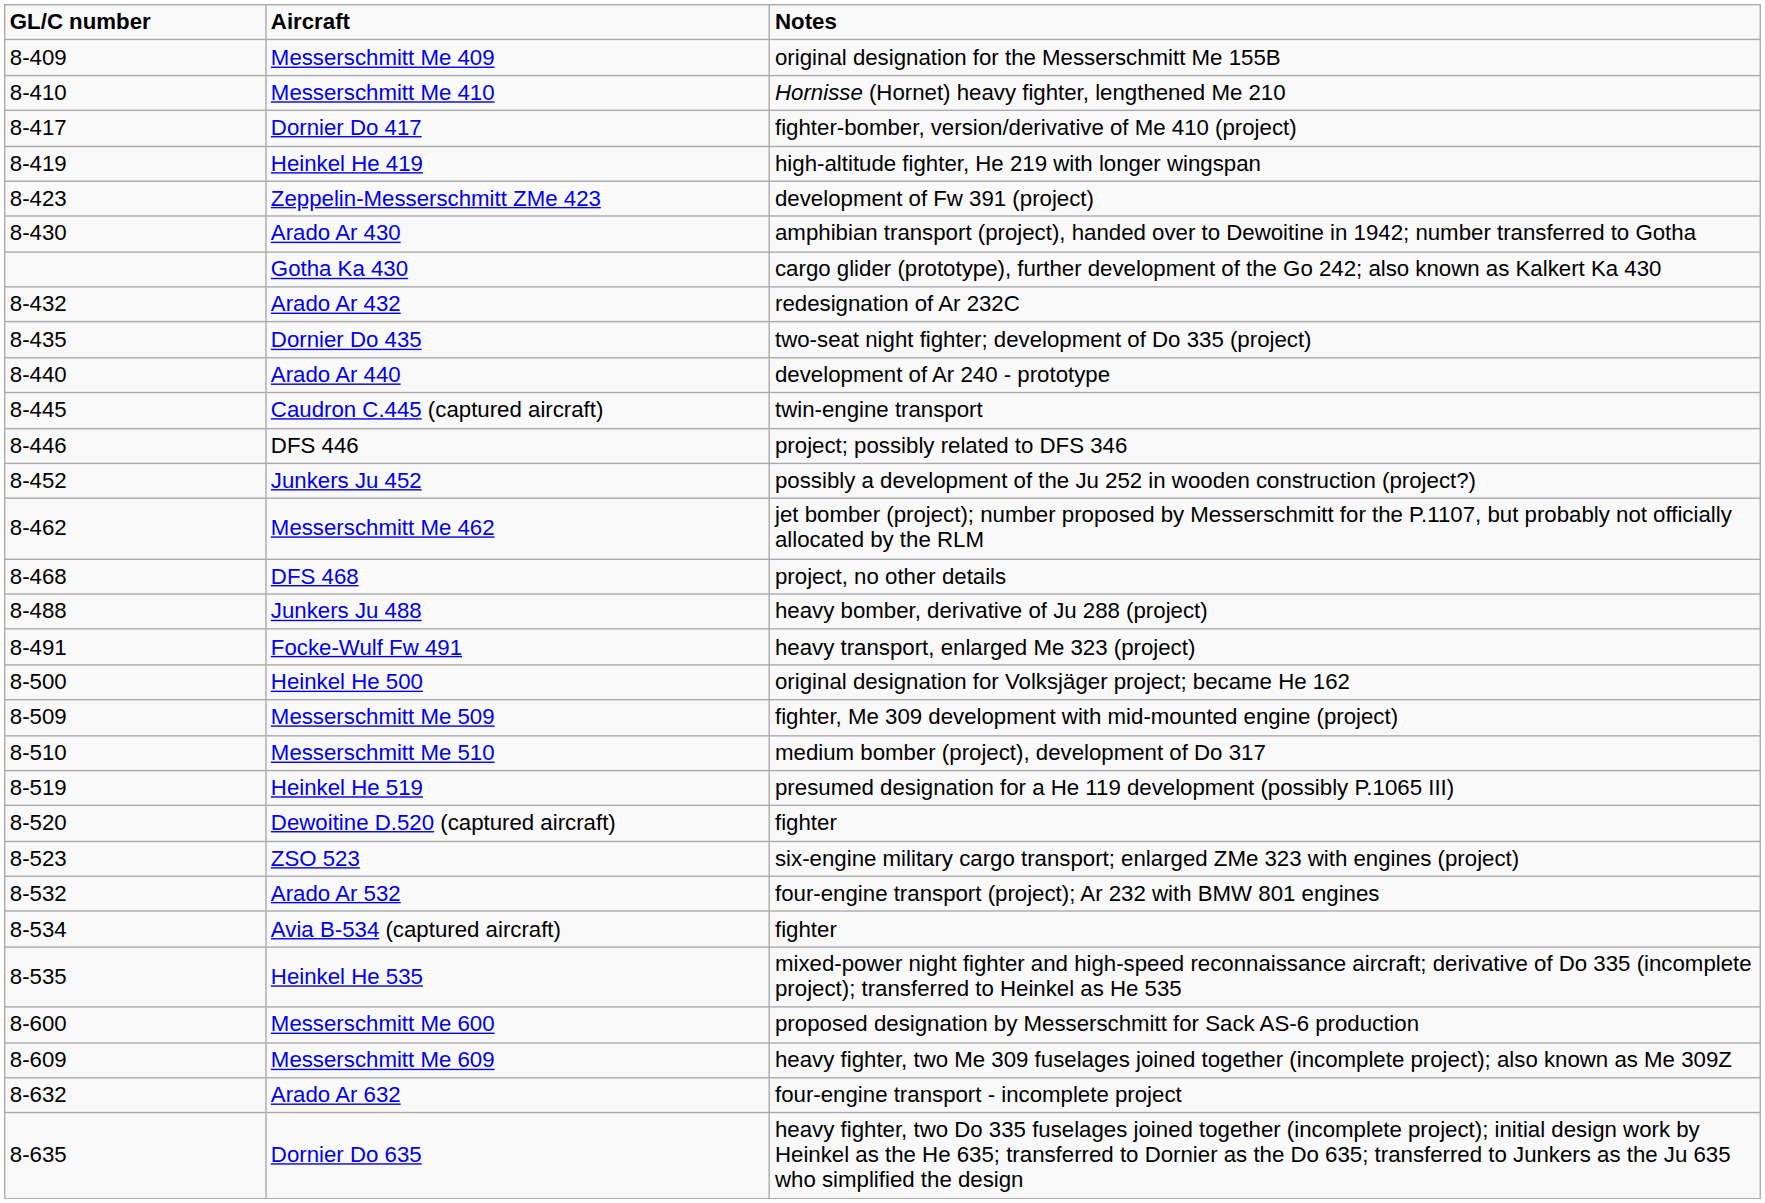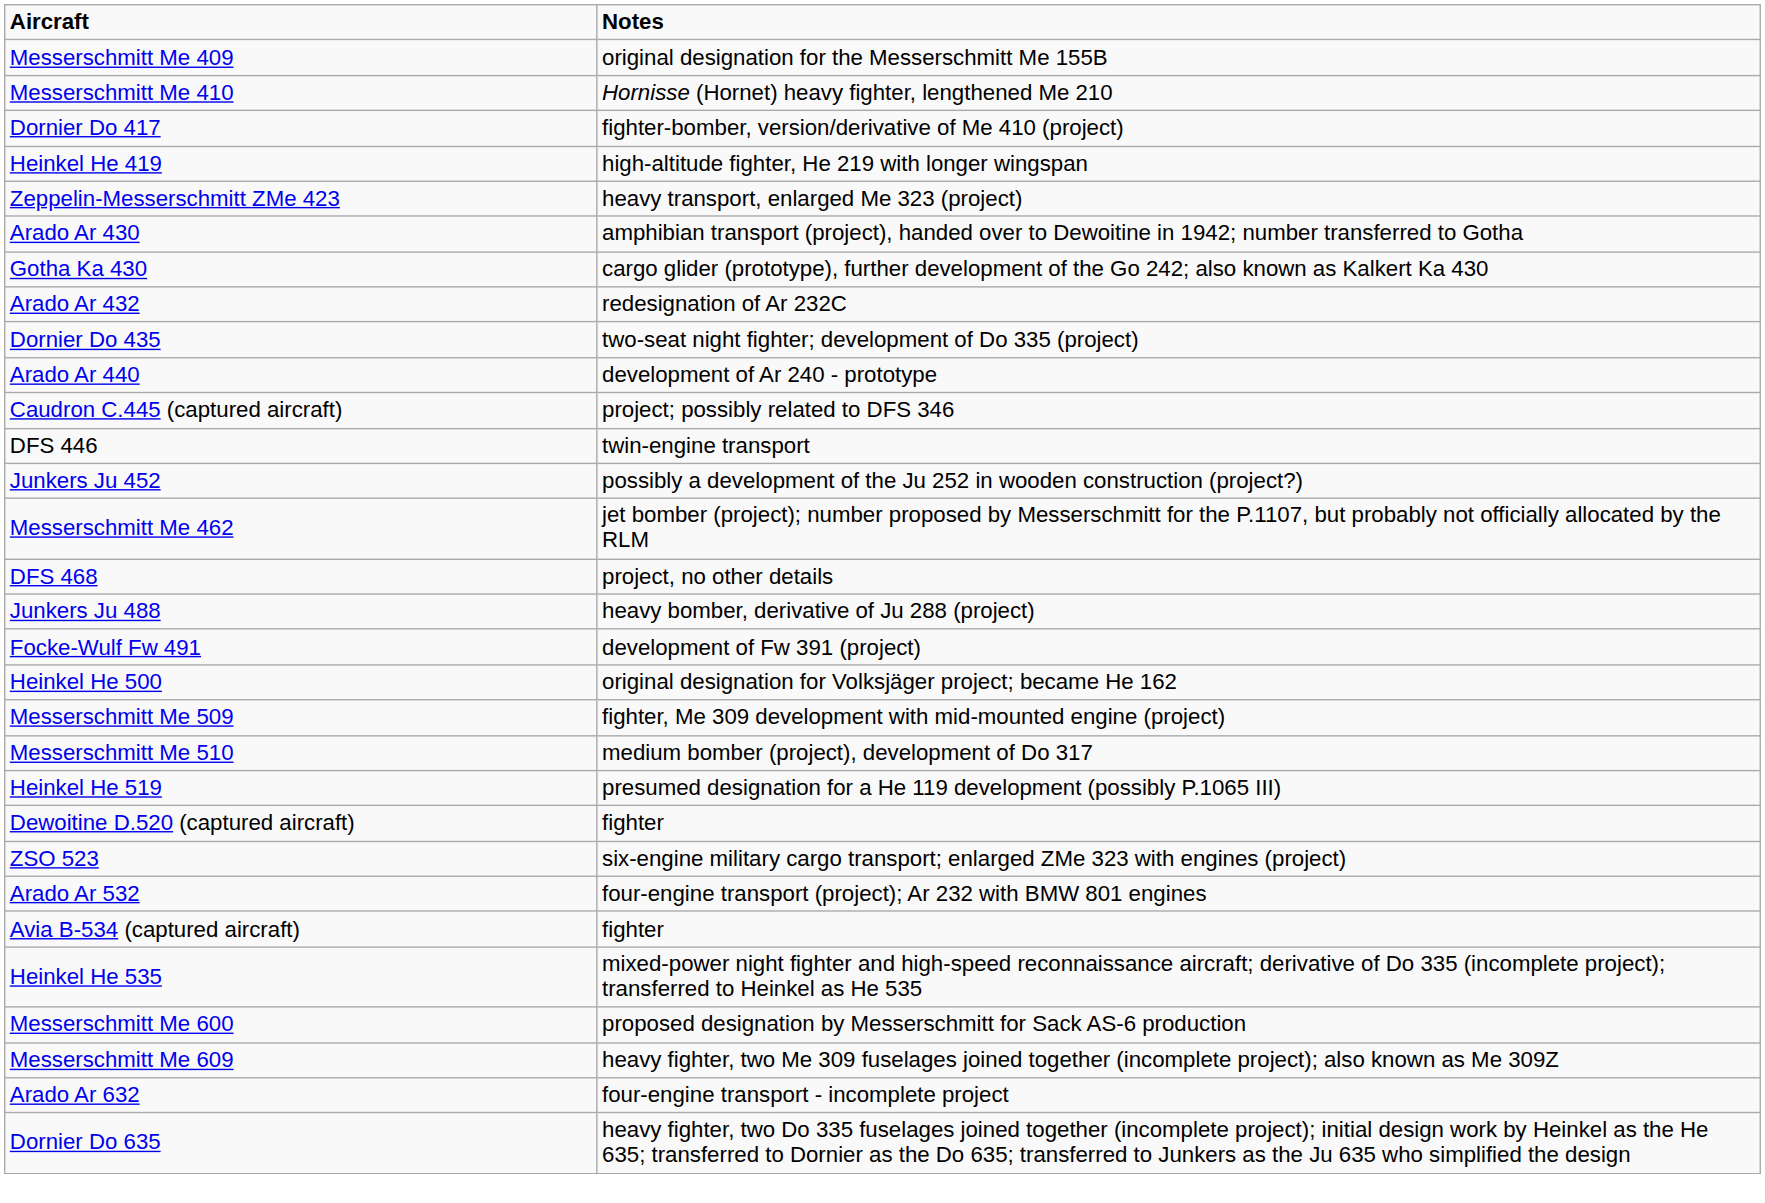- column: (80, 22)
(934, 198) development of Fw 391 (project) -> (812, 198) heavy transport, enlarged Me 323 (project)
(879, 410) twin-engine transport -> (778, 410) project; possibly related to DFS 346
(951, 445) project; possibly related to DFS 346 -> (706, 445) twin-engine transport
(985, 646) heavy transport, enlarged Me 323 (project) -> (761, 646) development of Fw 391 (project)
